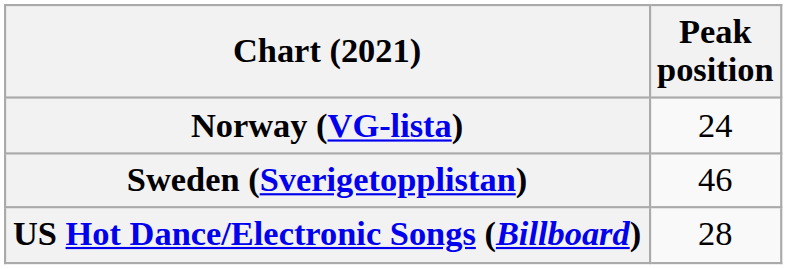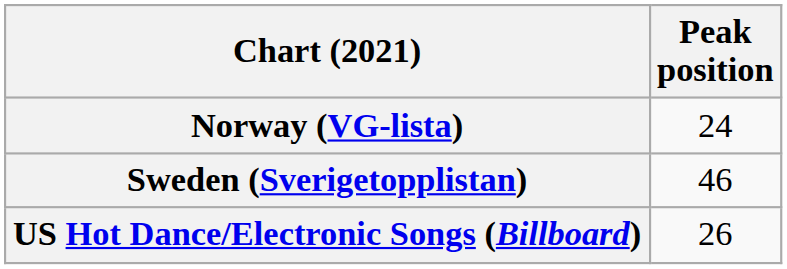(715, 234) 28 -> (715, 234) 26
